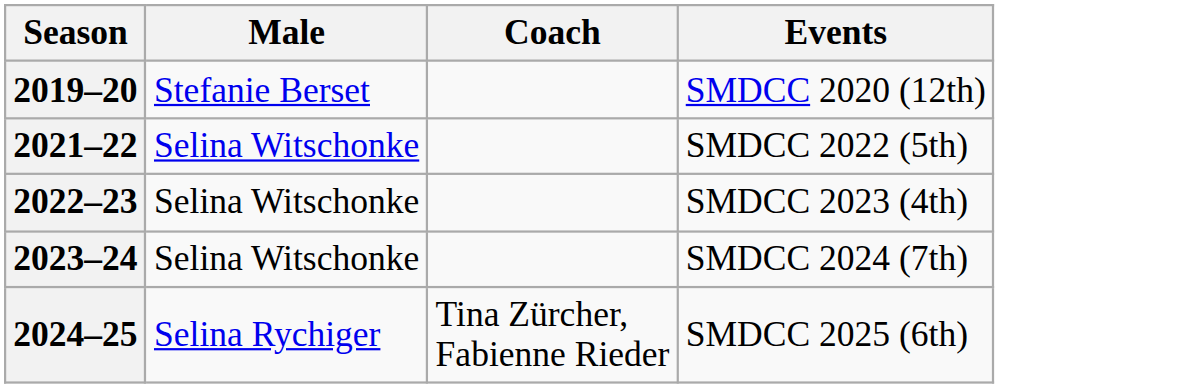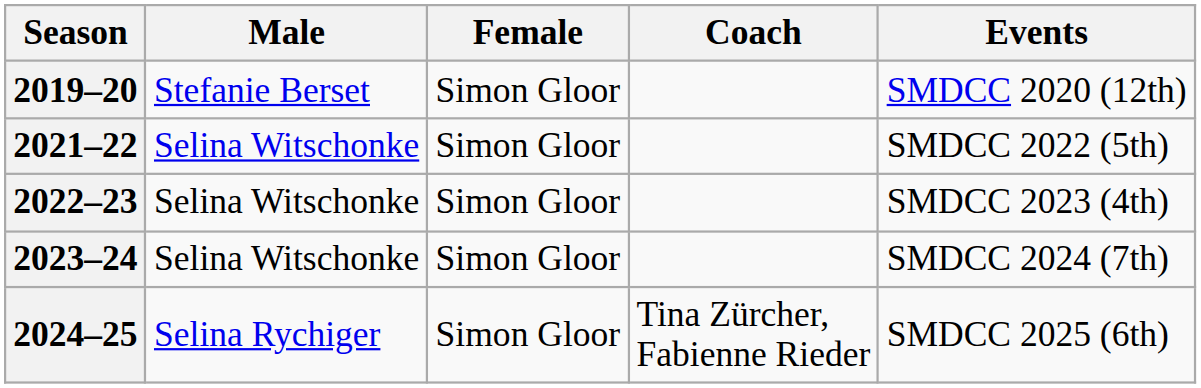+ column: (528, 32)
